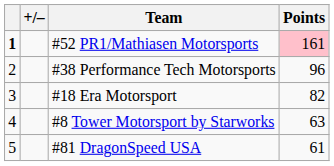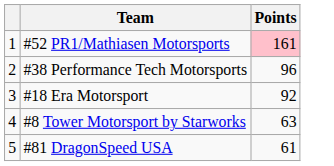- column: (34, 17)
(12, 43) bold -> (12, 43) normal
(317, 95) 82 -> (289, 95) 92
